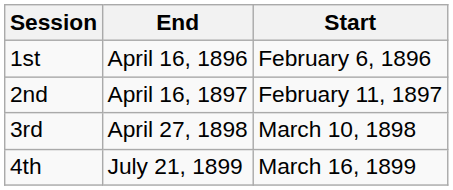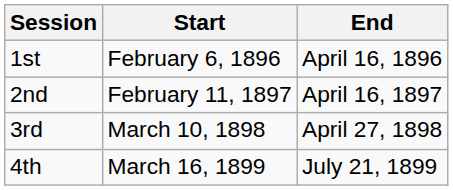columns swapped: (350, 22) <-> (178, 22)
